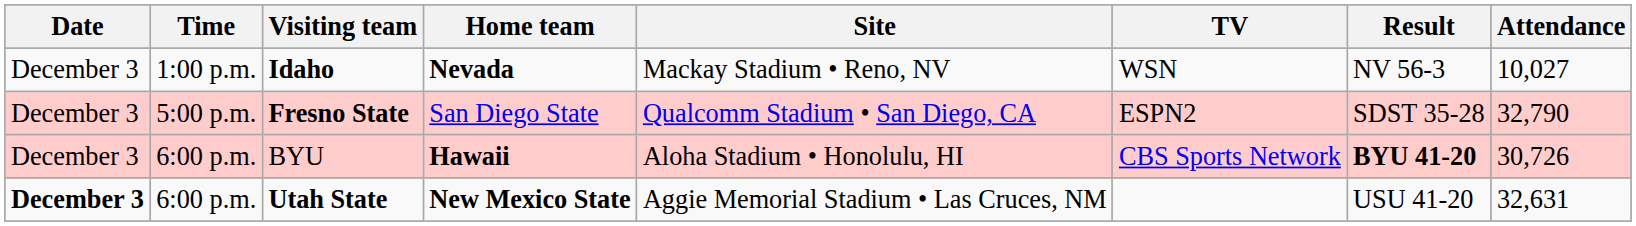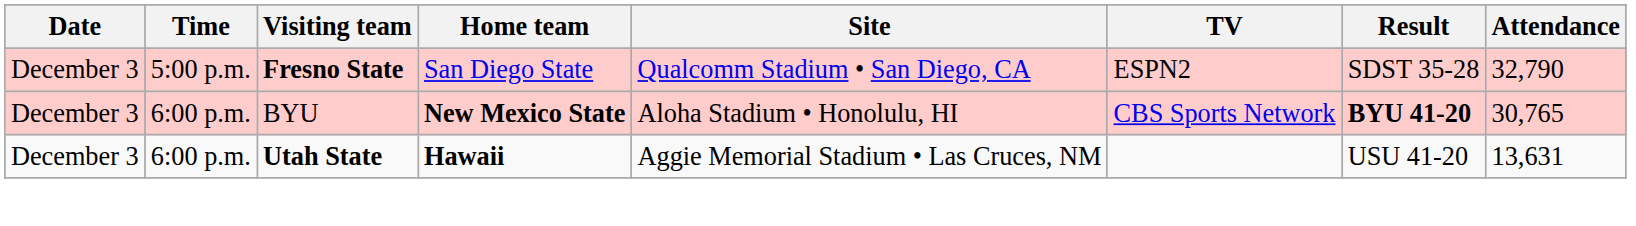- row: (301, 69)
(469, 156) Hawaii -> (525, 113) New Mexico State
(1533, 156) 30,726 -> (1528, 113) 30,765
(77, 199) bold -> (75, 156) normal
(530, 199) New Mexico State -> (464, 156) Hawaii
(1533, 199) 32,631 -> (1528, 156) 13,631
